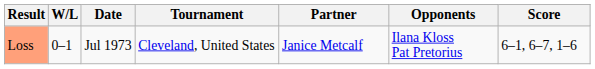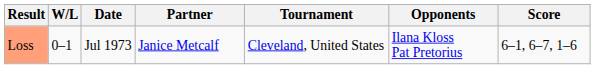columns swapped: (207, 15) <-> (334, 15)
